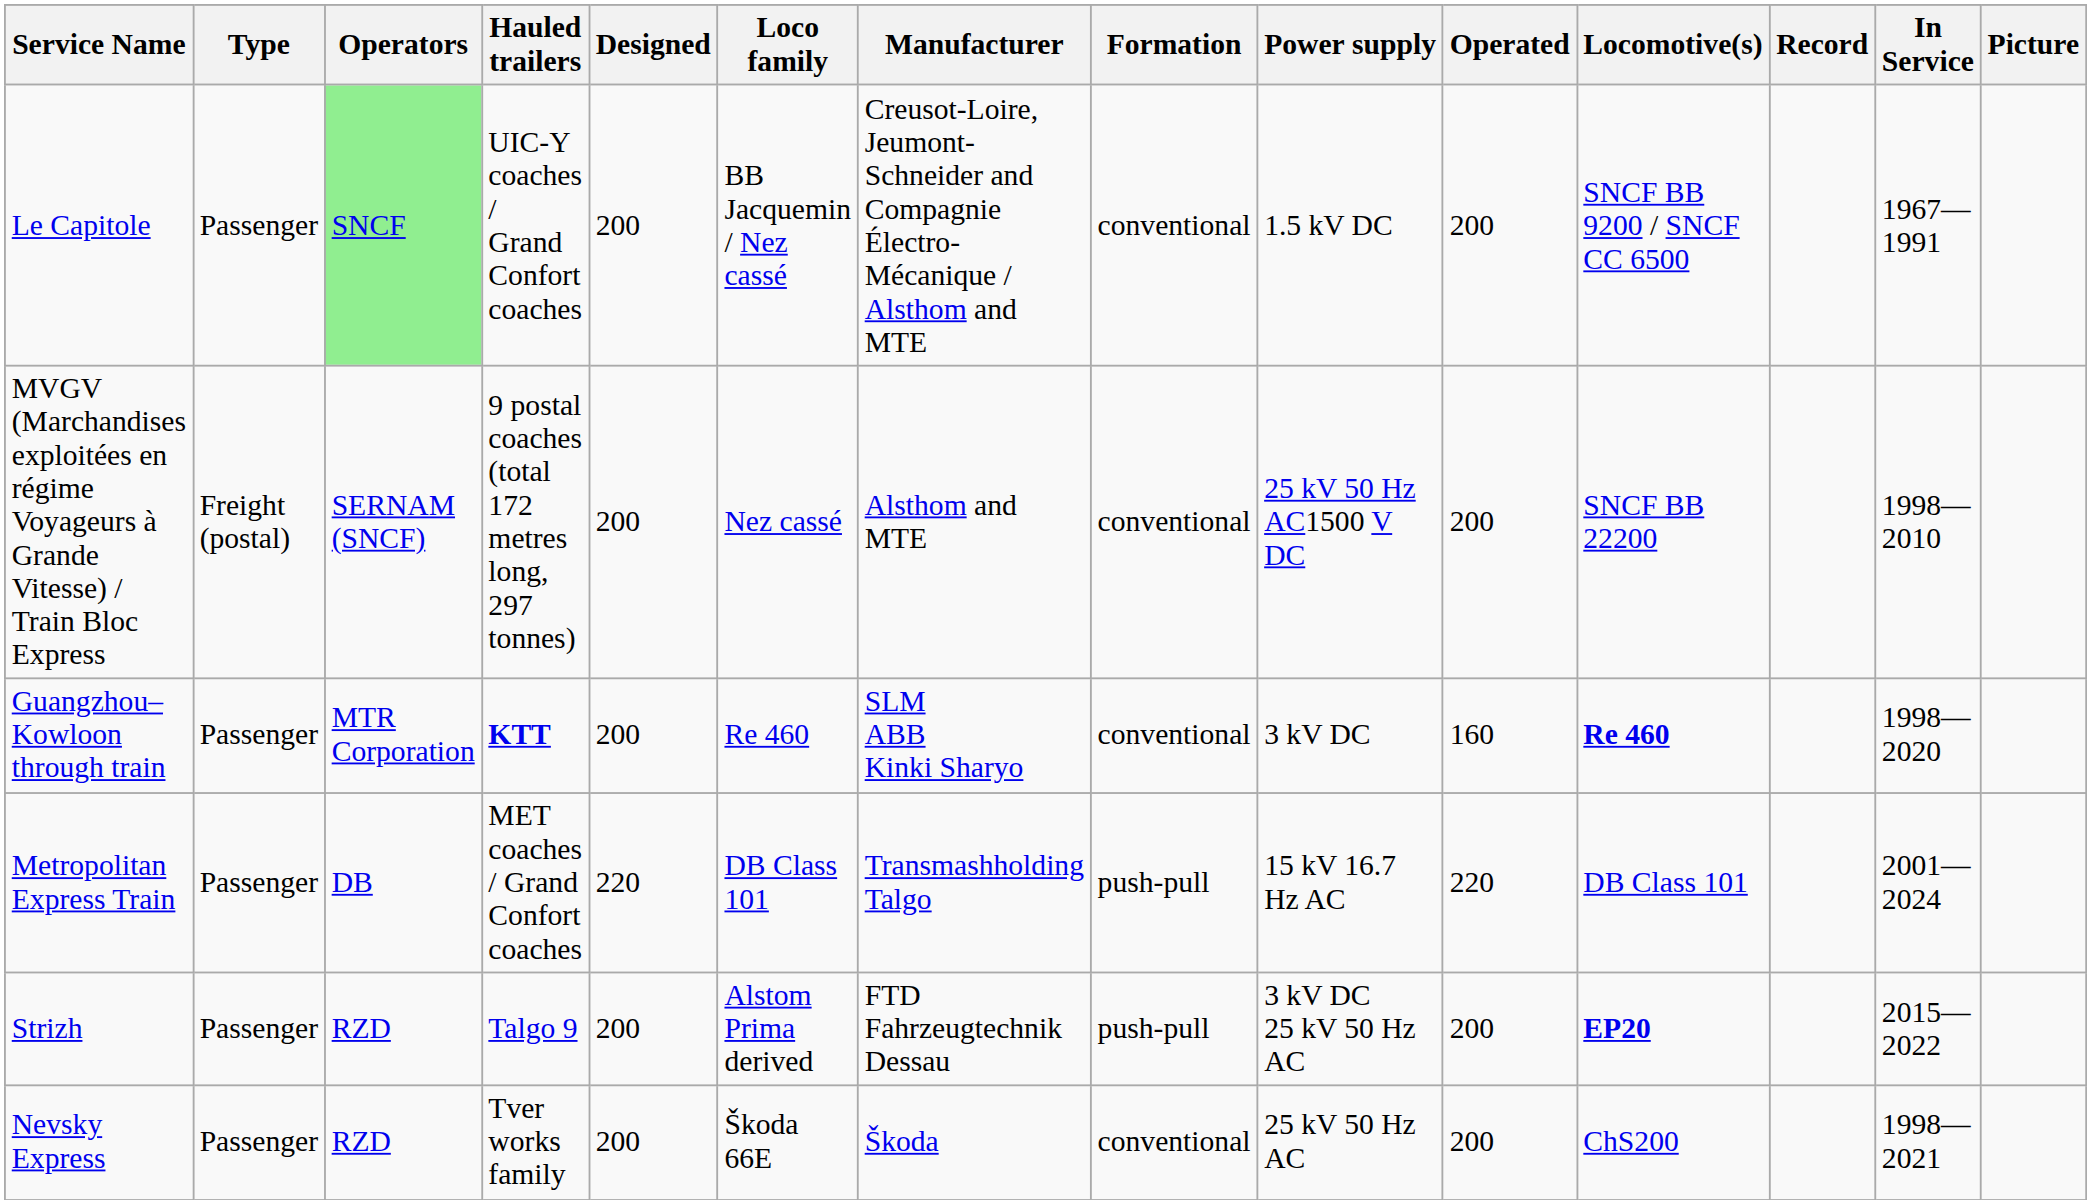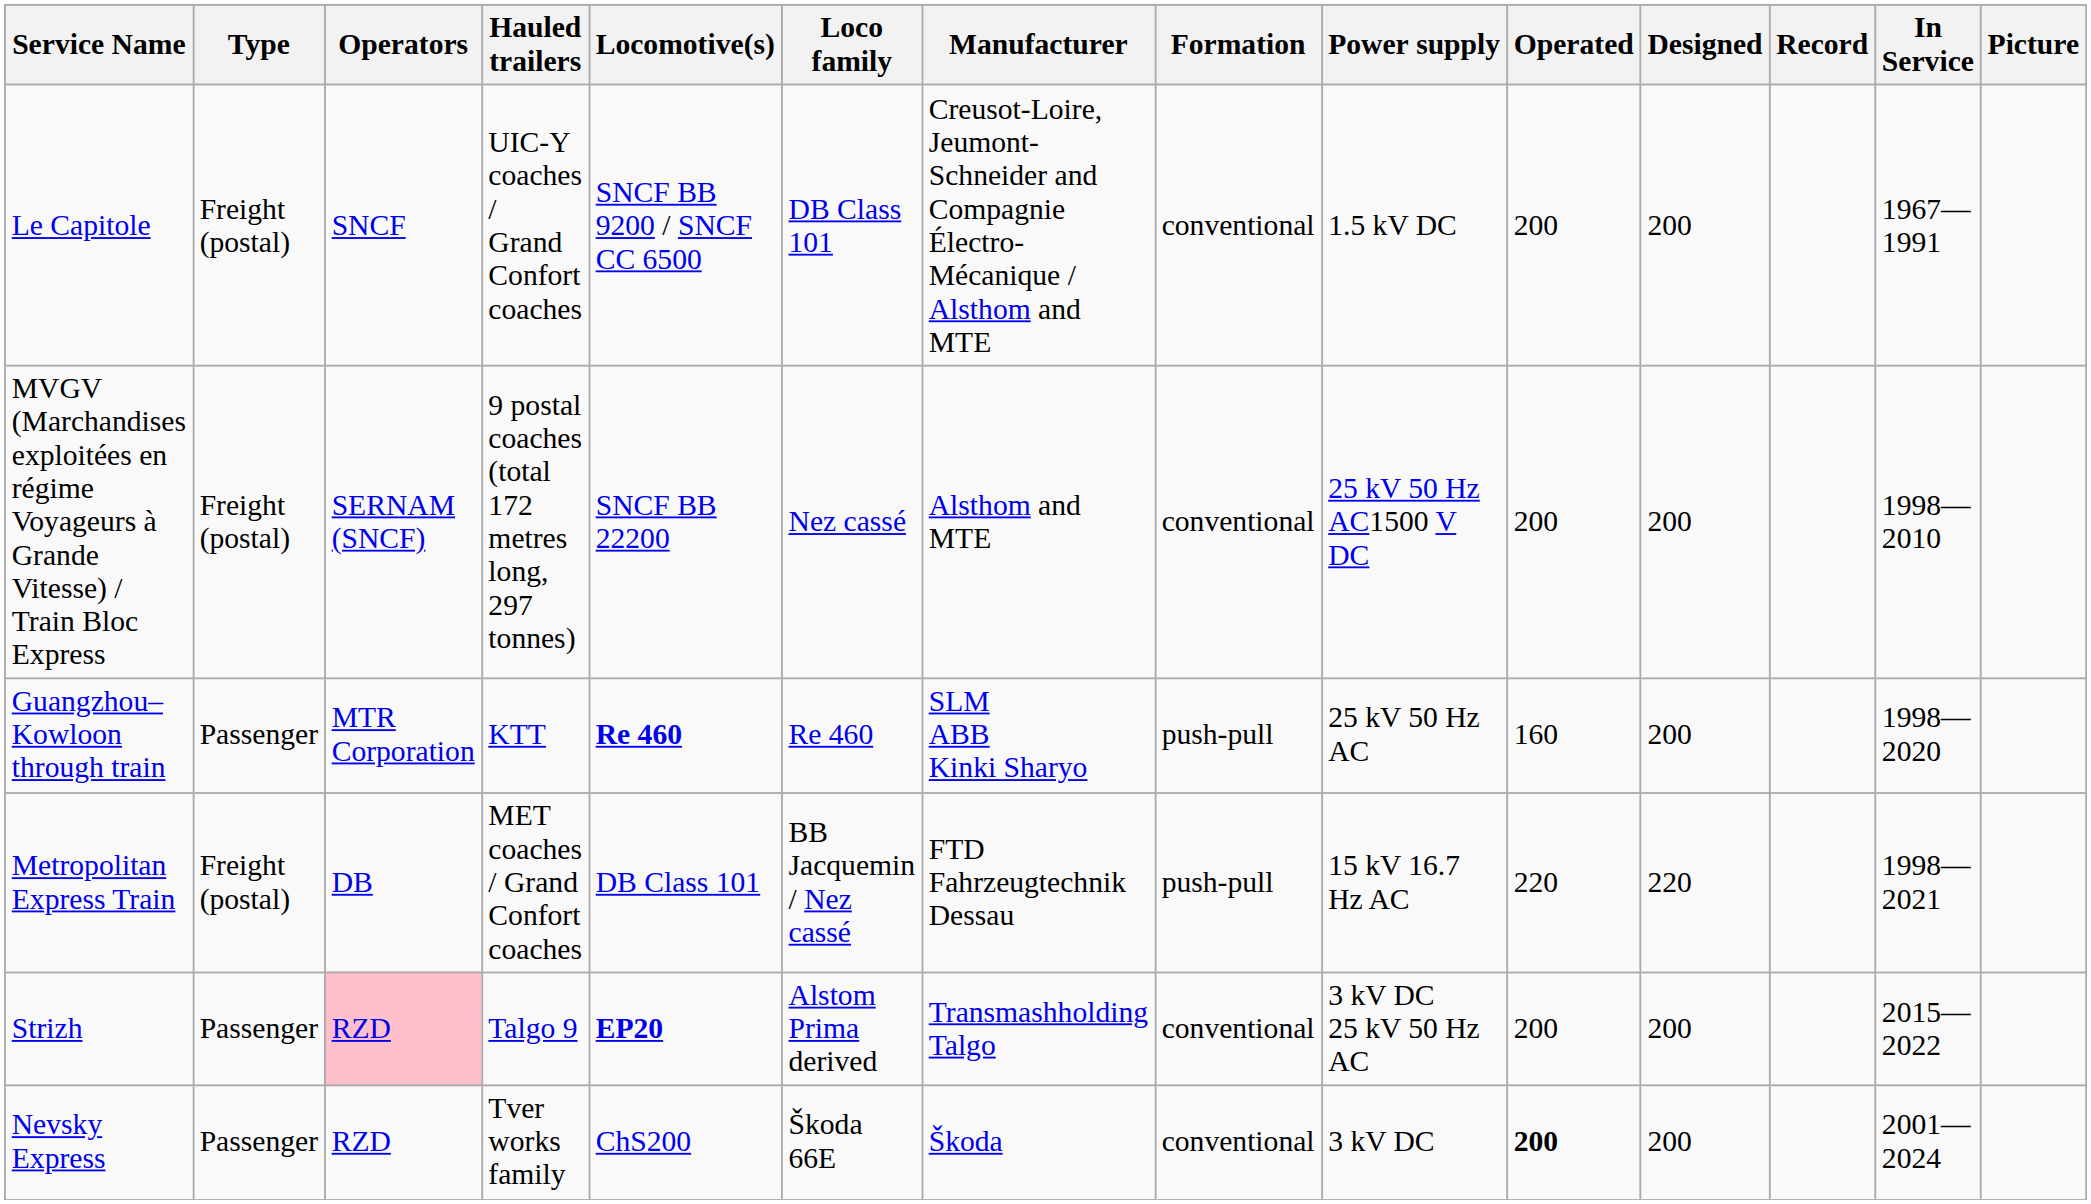columns swapped: (1673, 44) <-> (653, 44)
(259, 224) Passenger -> (245, 224) Freight (postal)
(369, 224) lightgreen background -> (369, 224) no background
(788, 224) BB Jacquemin / Nez cassé -> (845, 224) DB Class 101
(520, 734) bold -> (517, 734) normal
(1174, 734) conventional -> (1218, 734) push-pull
(1317, 734) 3 kV DC -> (1404, 734) 25 kV 50 Hz AC
(259, 881) Passenger -> (245, 881) Freight (postal)
(781, 881) DB Class 101 -> (852, 881) BB Jacquemin / Nez cassé
(974, 881) Transmashholding Talgo -> (1027, 881) FTD Fahrzeugtechnik Dessau
(1926, 881) 2001—2024 -> (1926, 881) 1998—2021
(361, 1028) no background -> (361, 1028) pink background
(963, 1028) FTD Fahrzeugtechnik Dessau -> (1038, 1028) Transmashholding Talgo
(1154, 1028) push-pull -> (1238, 1028) conventional
(1340, 1142) 25 kV 50 Hz AC -> (1381, 1142) 3 kV DC
(1472, 1142) normal -> (1536, 1142) bold
(1926, 1142) 1998—2021 -> (1926, 1142) 2001—2024
